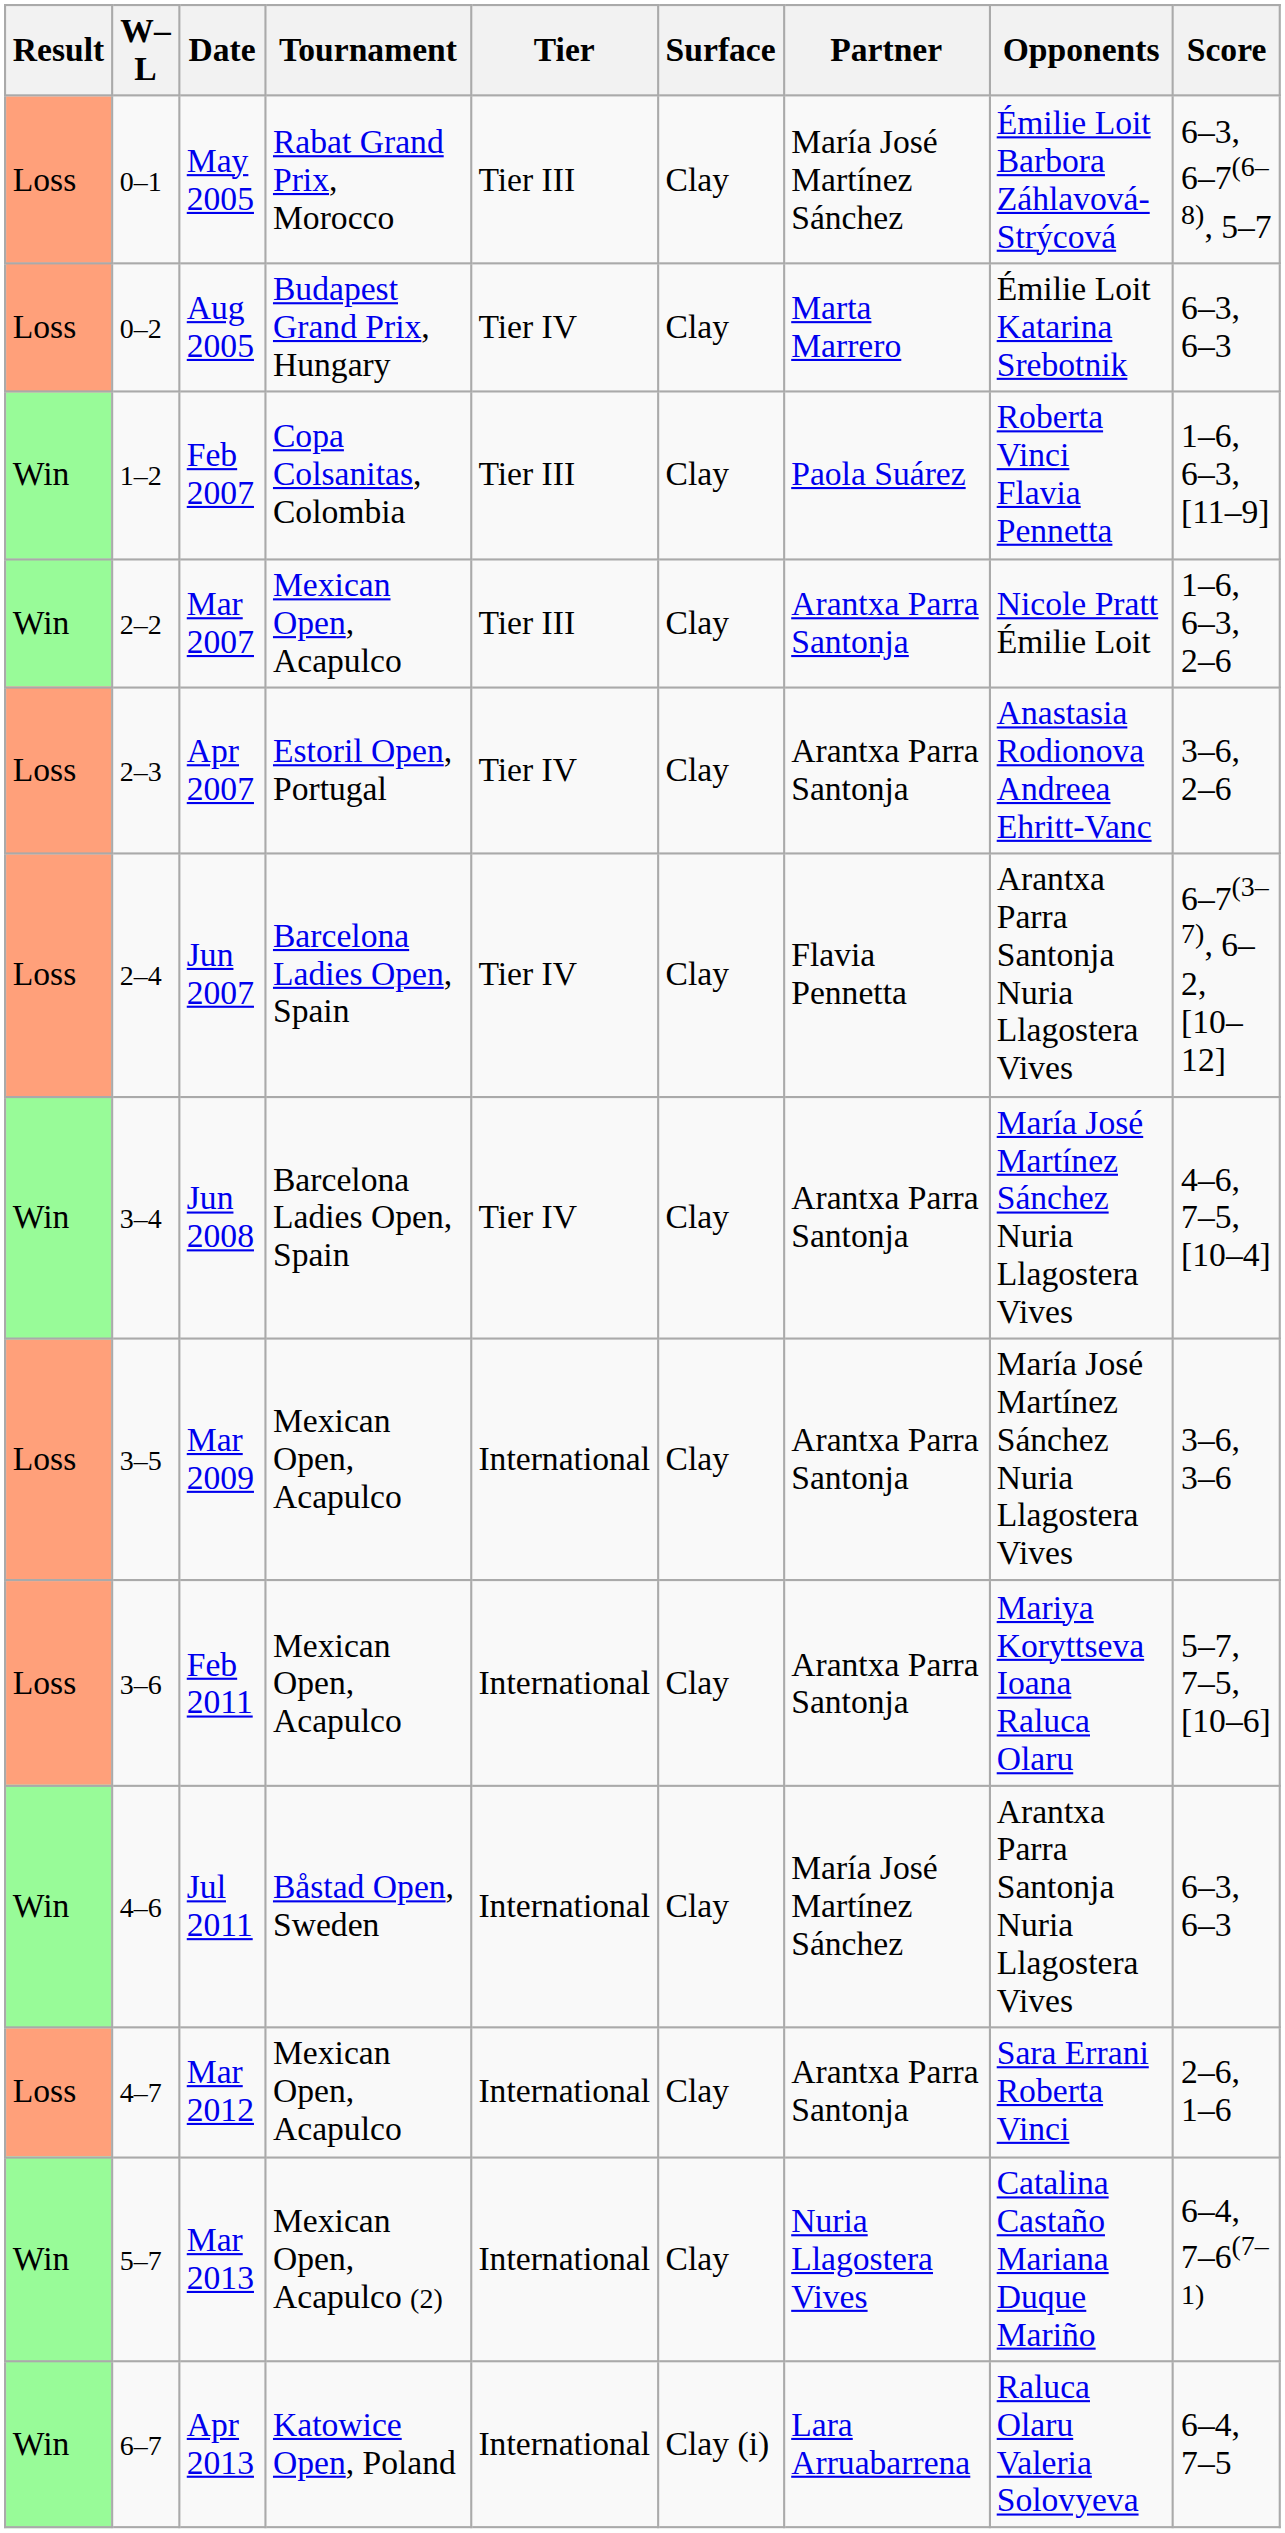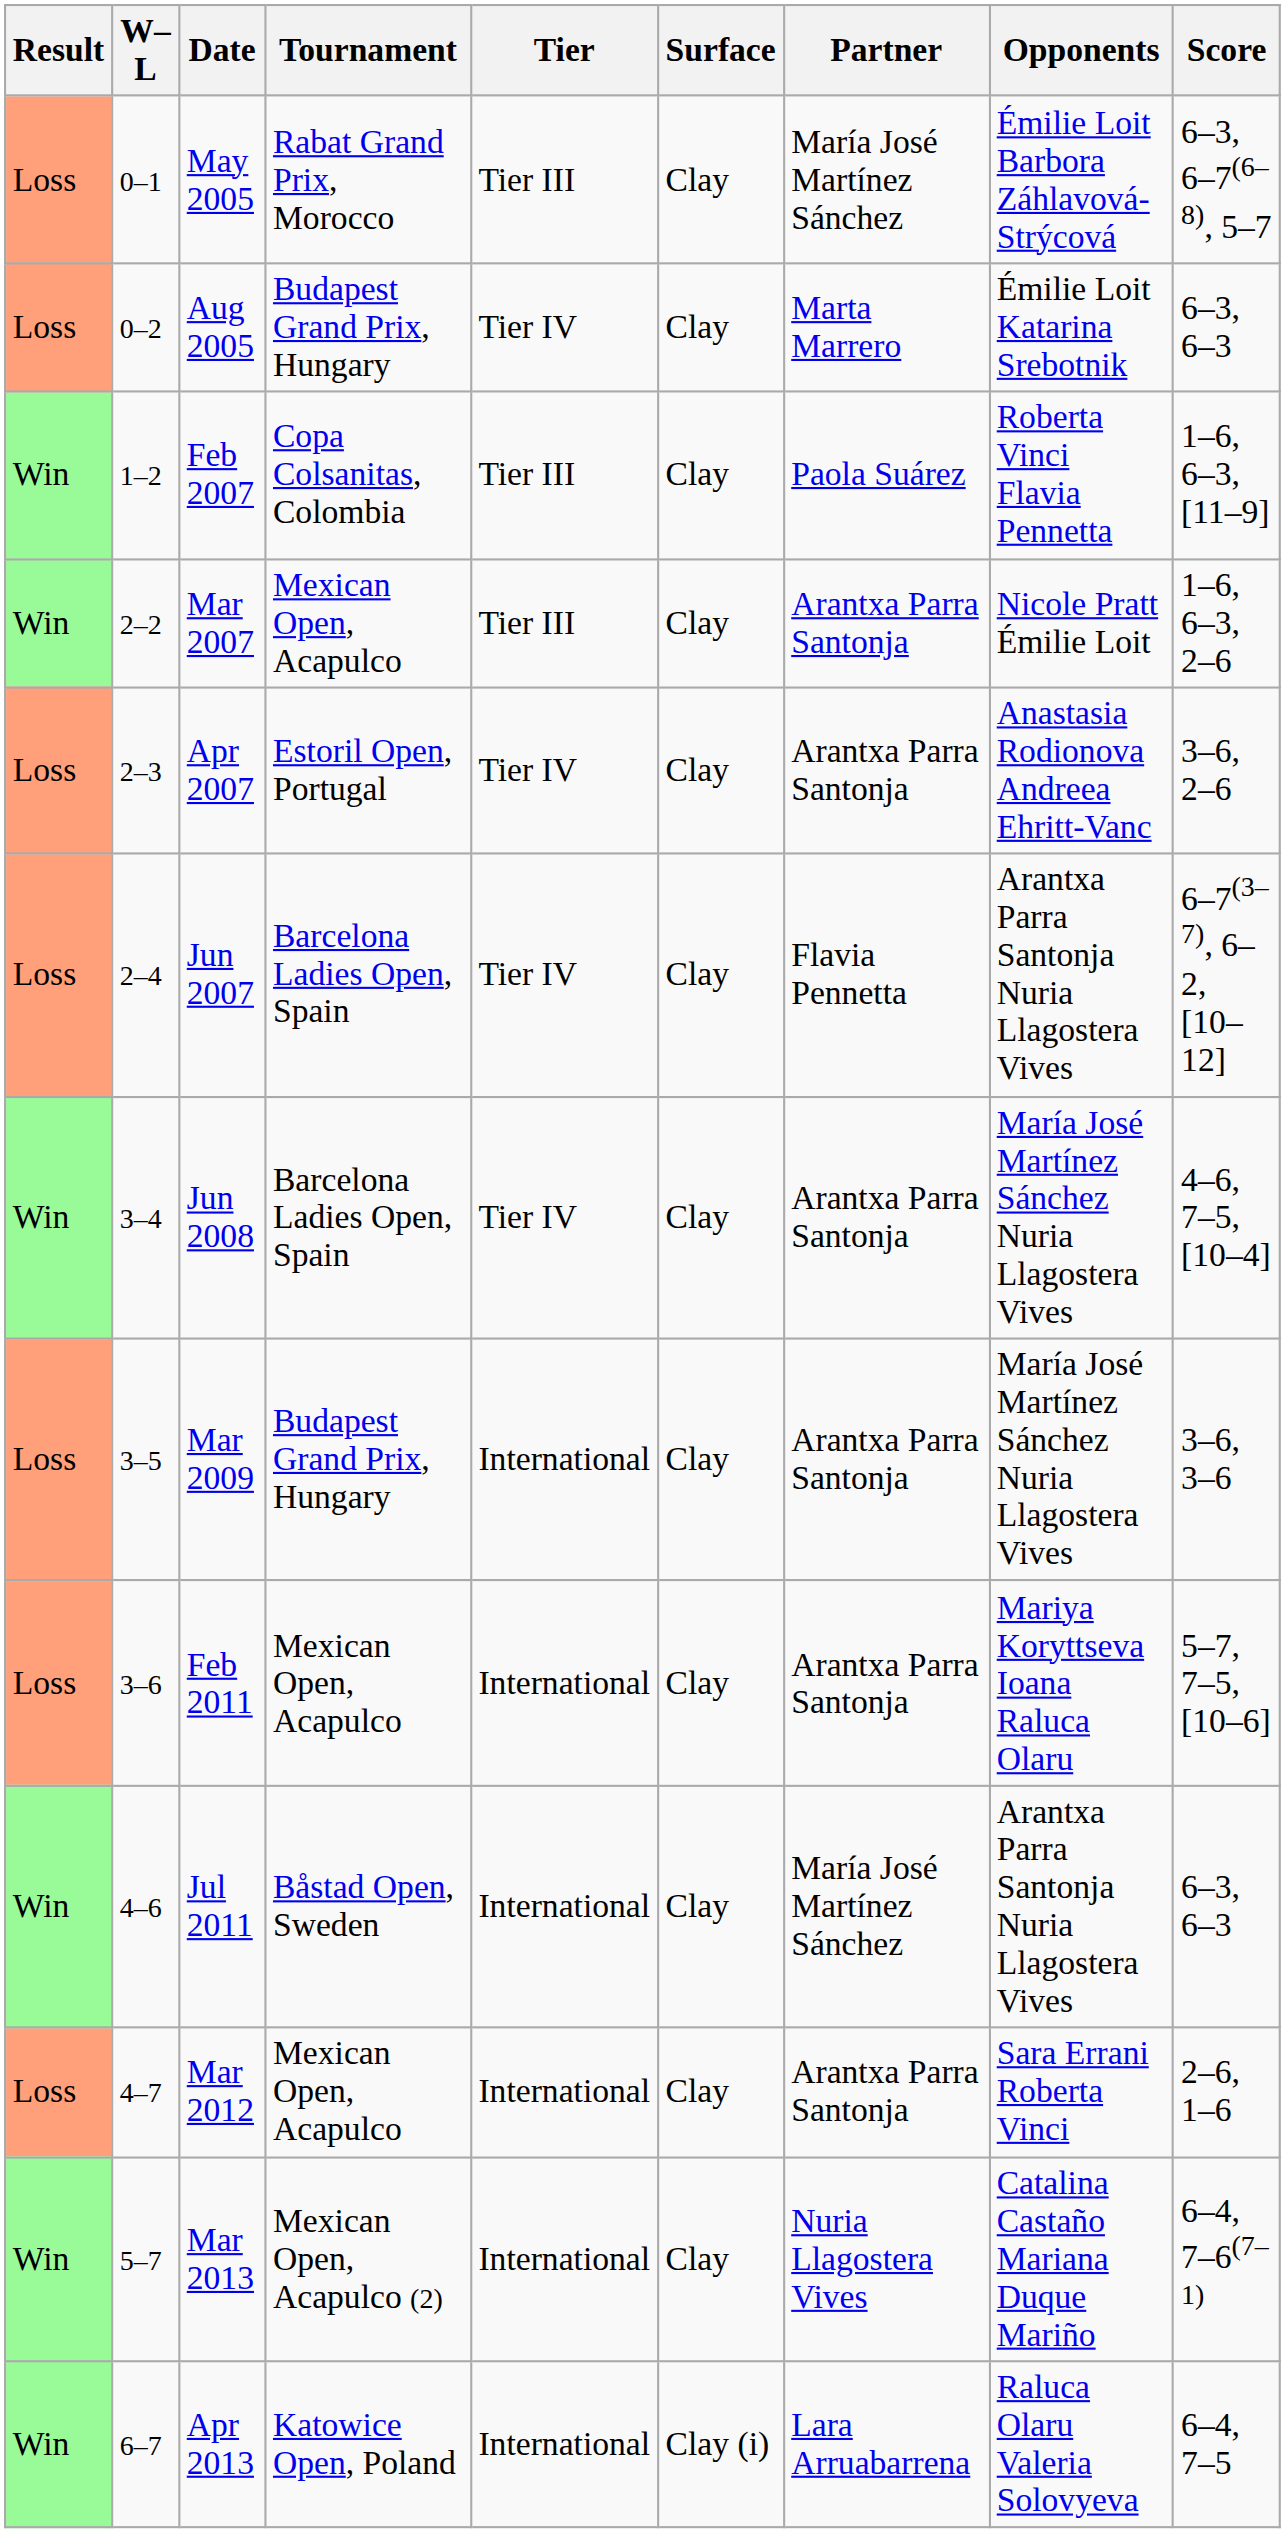(337, 1459) Mexican Open, Acapulco -> (351, 1459) Budapest Grand Prix, Hungary
